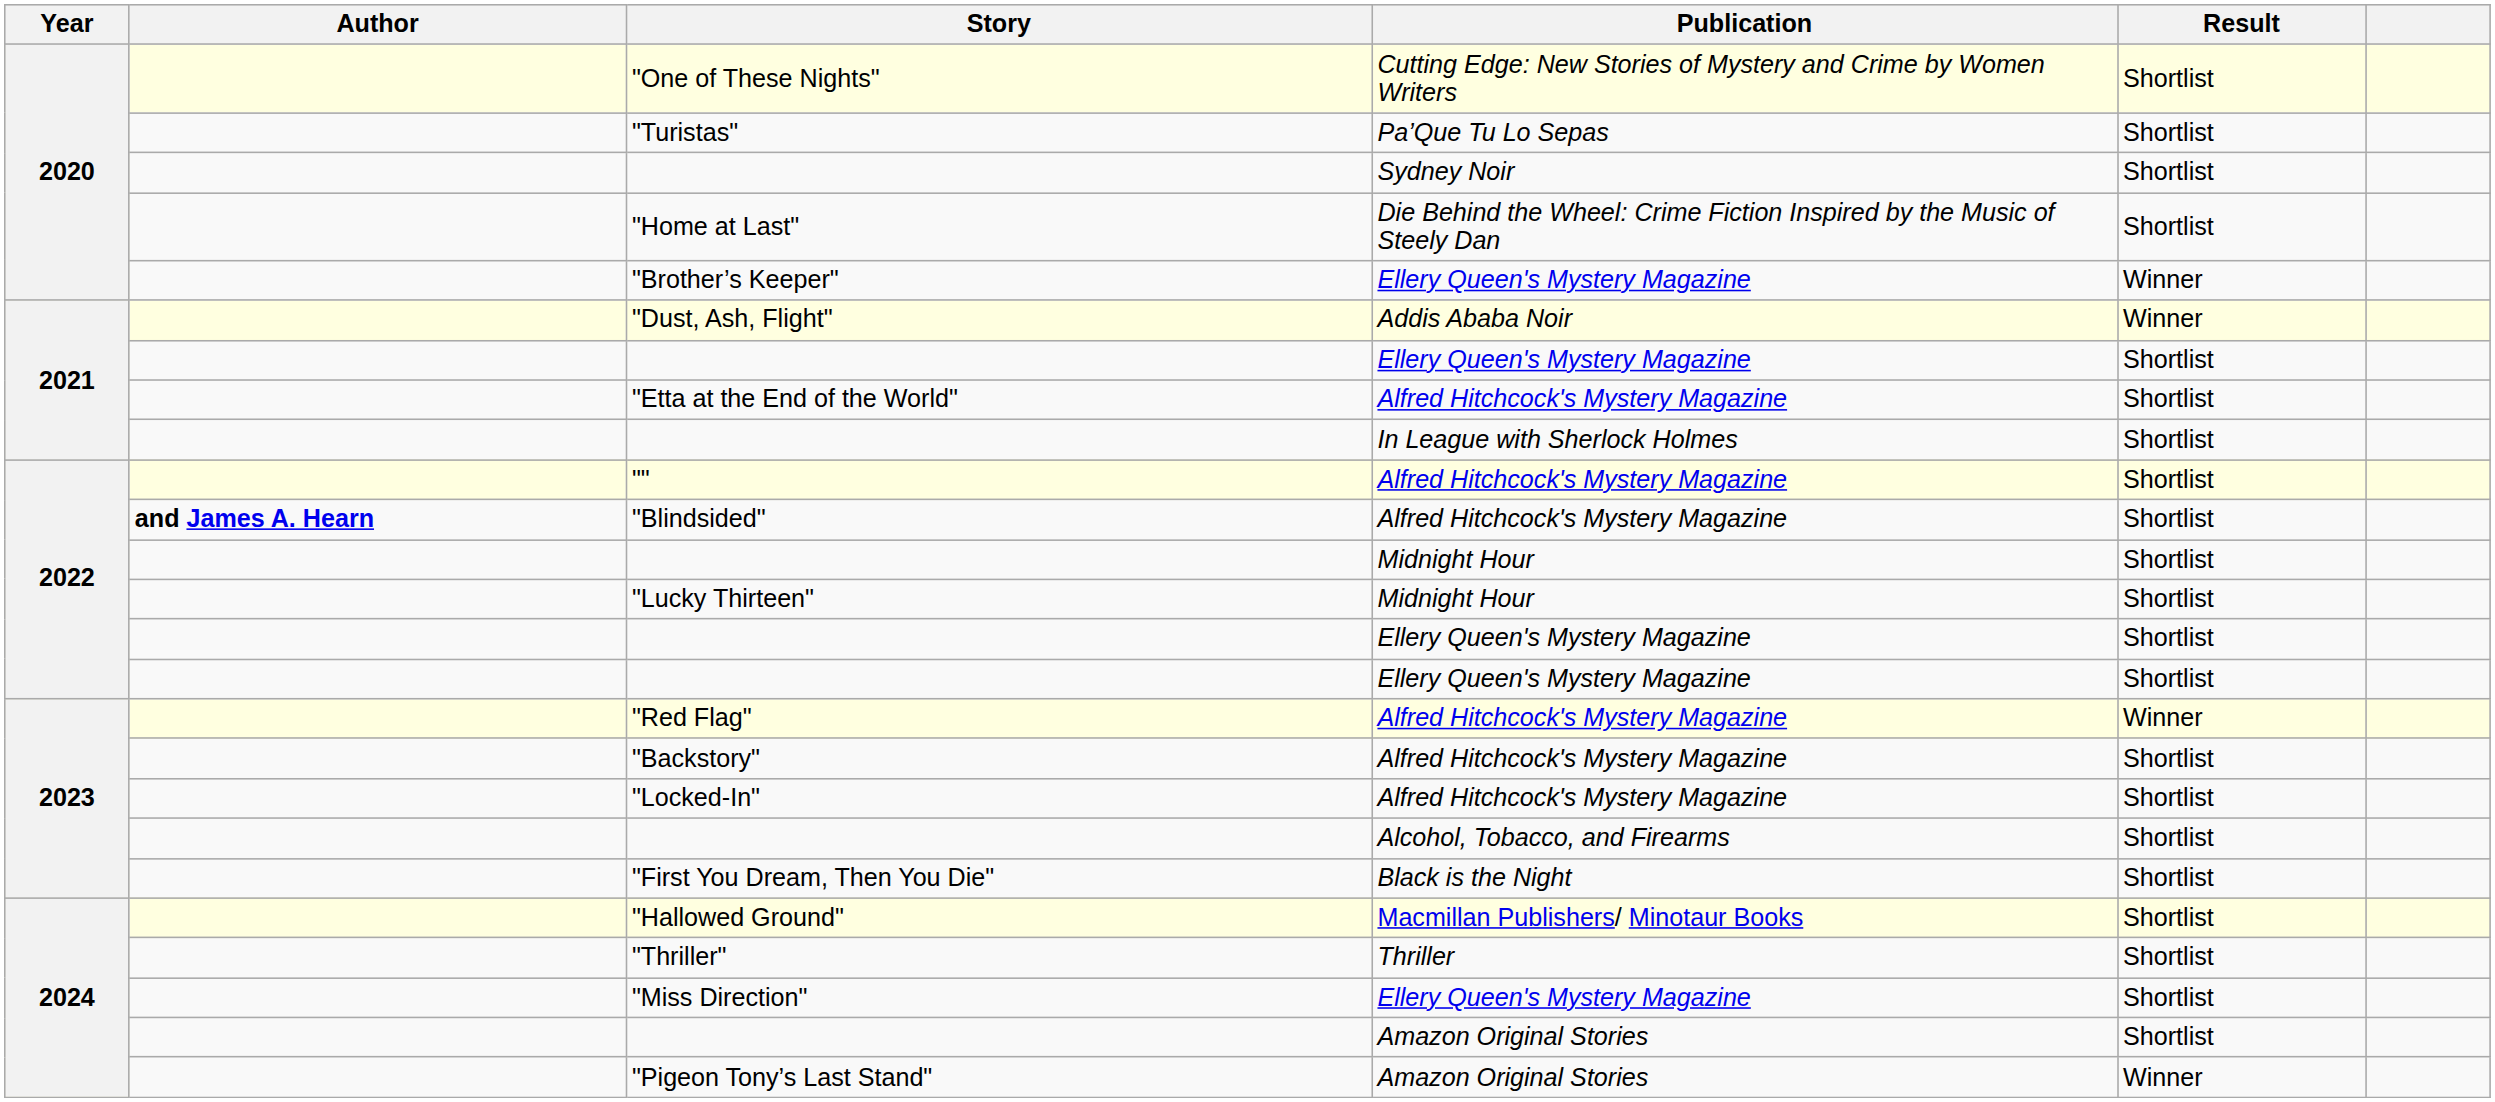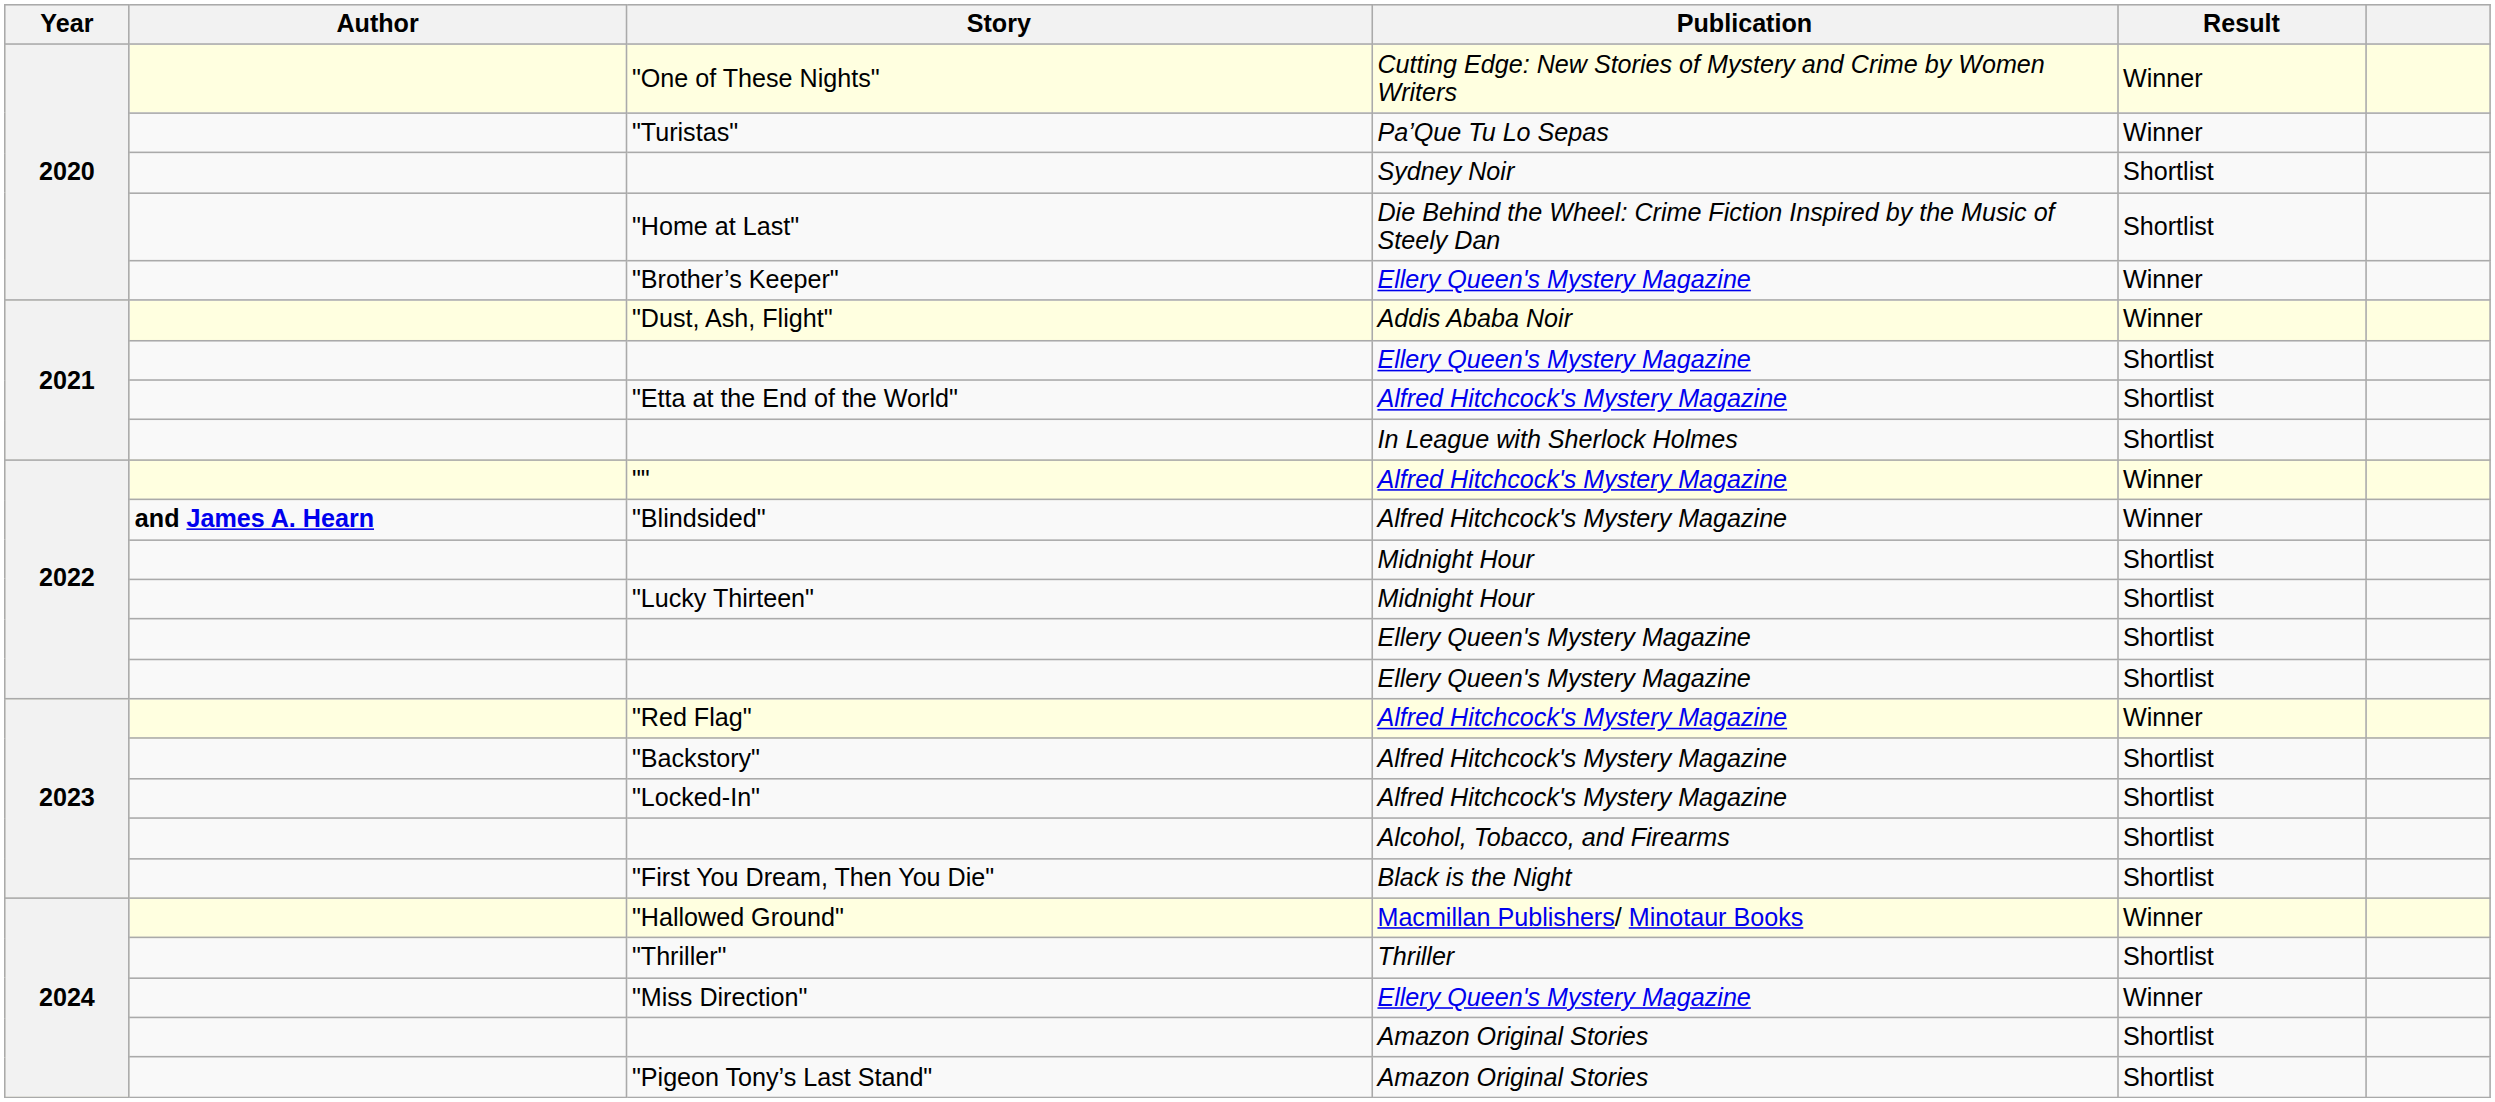(2168, 78) Shortlist -> (2163, 78) Winner
(2168, 132) Shortlist -> (2163, 132) Winner
(2168, 479) Shortlist -> (2163, 479) Winner
(2168, 519) Shortlist -> (2163, 519) Winner
(2168, 917) Shortlist -> (2163, 917) Winner
(2168, 997) Shortlist -> (2163, 997) Winner
(2163, 1076) Winner -> (2168, 1076) Shortlist
